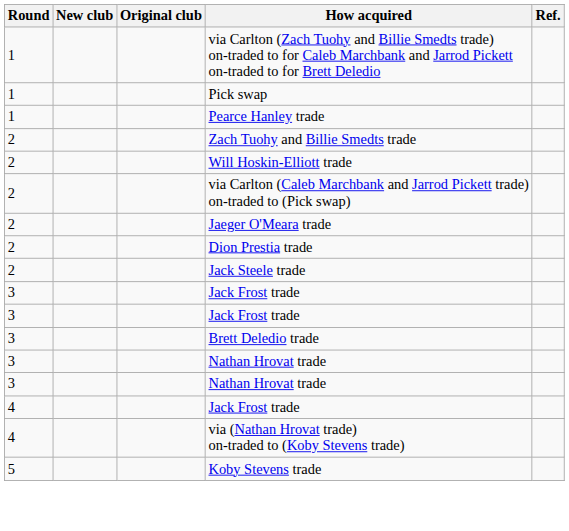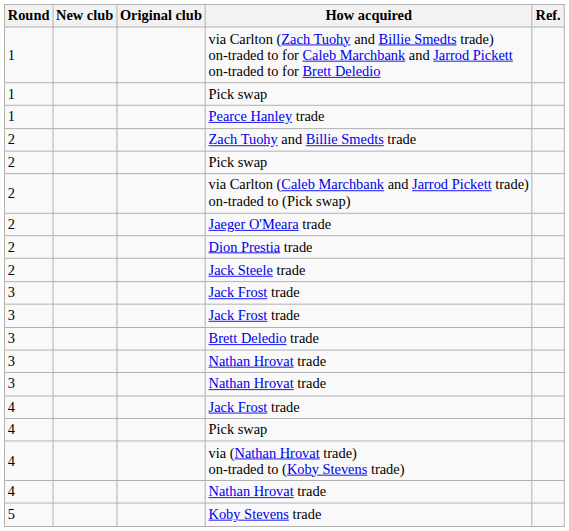- row: (11, 162)
+ row: (11, 162)
+ row: (11, 429)
+ row: (11, 491)
